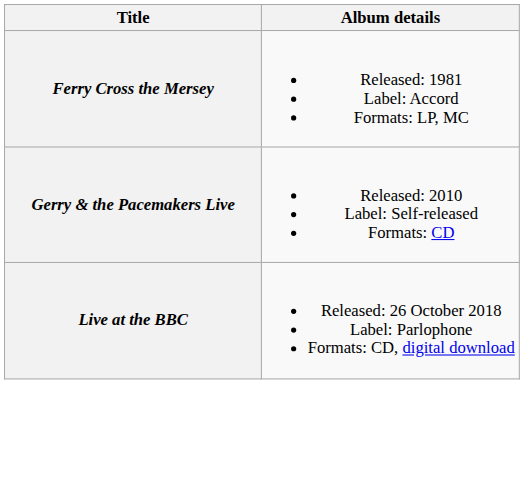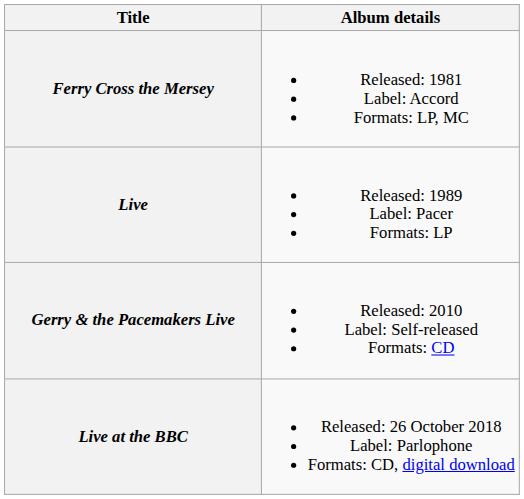+ row: (133, 204)
